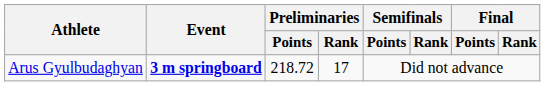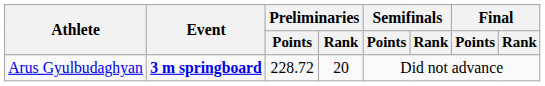(292, 68) 218.72 -> (292, 68) 228.72
(341, 68) 17 -> (341, 68) 20
